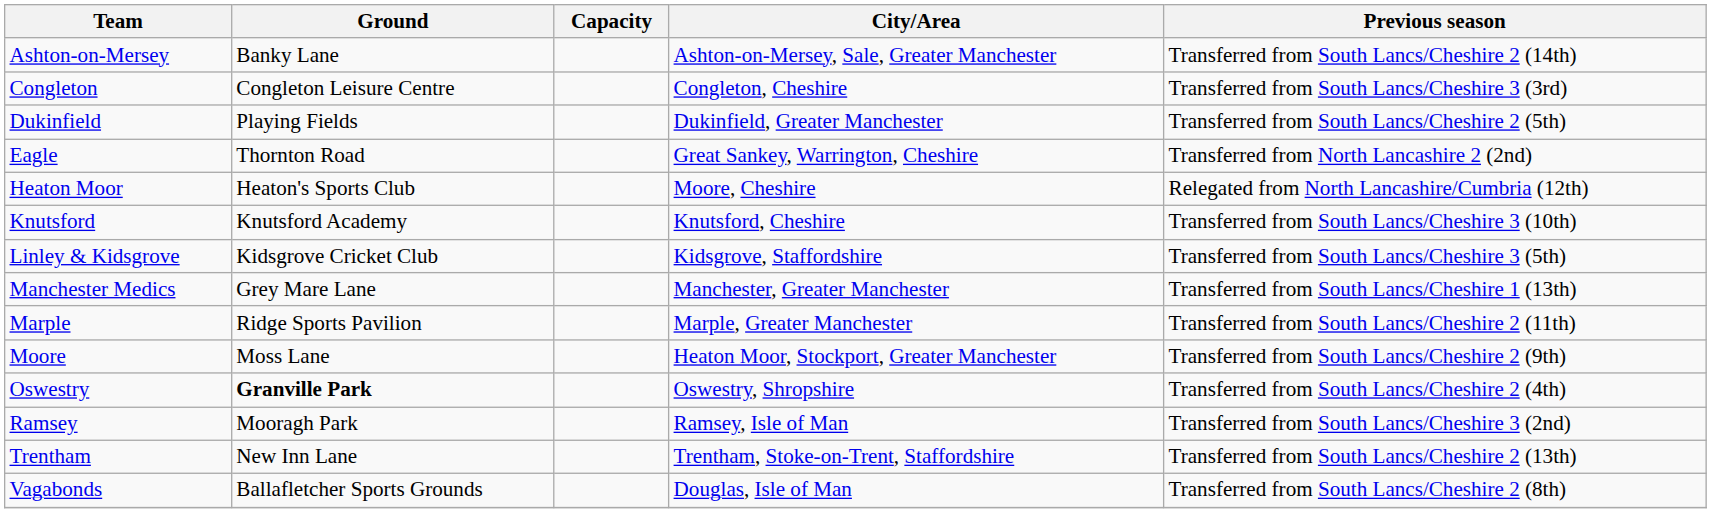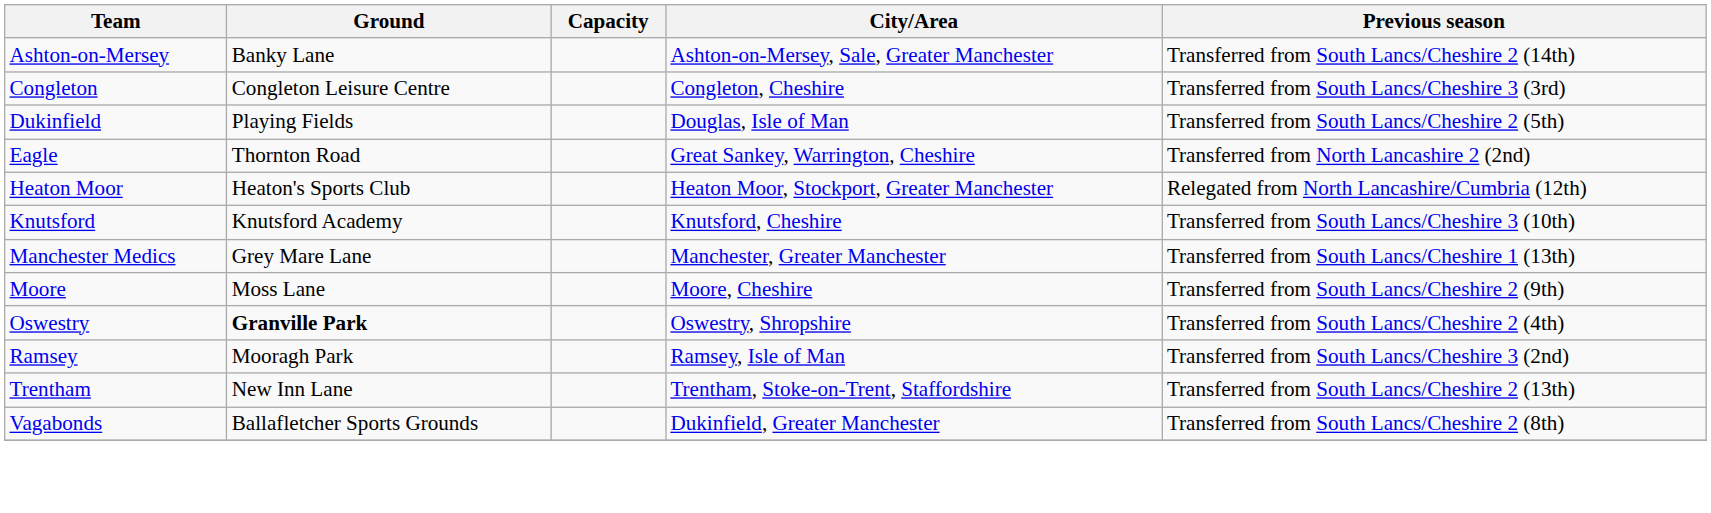(808, 121) Dukinfield, Greater Manchester -> (760, 121) Douglas, Isle of Man
(745, 188) Moore, Cheshire -> (862, 188) Heaton Moor, Stockport, Greater Manchester
- row: (95, 255)
- row: (40, 322)
(865, 356) Heaton Moor, Stockport, Greater Manchester -> (741, 289) Moore, Cheshire
(763, 490) Douglas, Isle of Man -> (805, 423) Dukinfield, Greater Manchester
